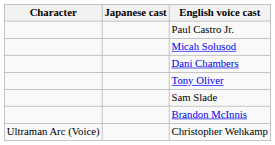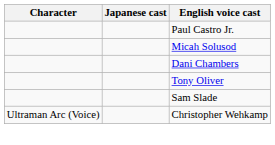- row: (209, 115)
